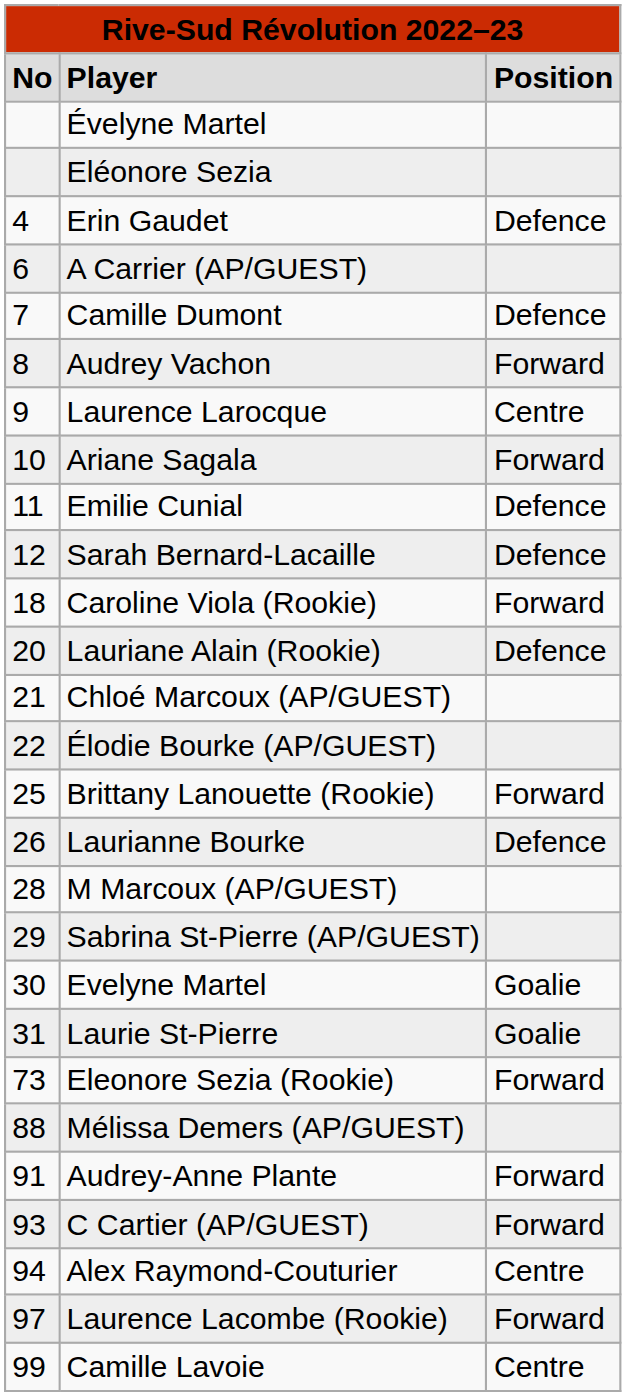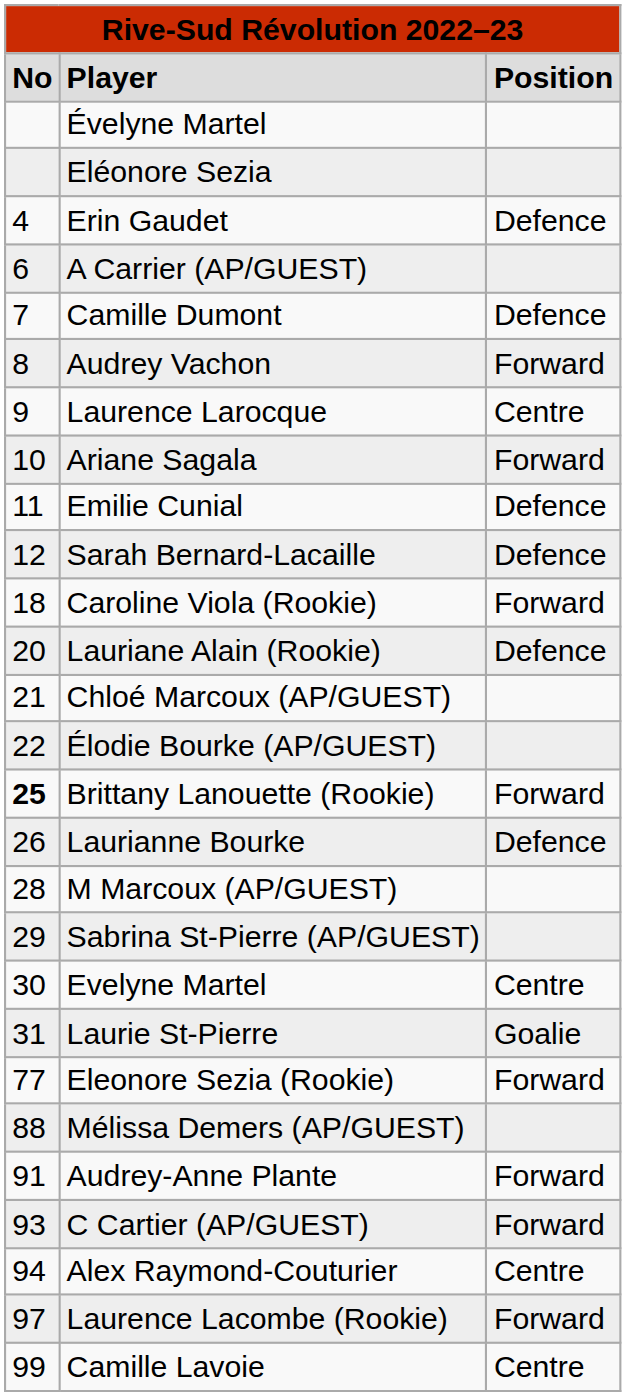(29, 794) normal -> (29, 794) bold
(538, 985) Goalie -> (539, 985) Centre
(29, 1080) 73 -> (29, 1080) 77
